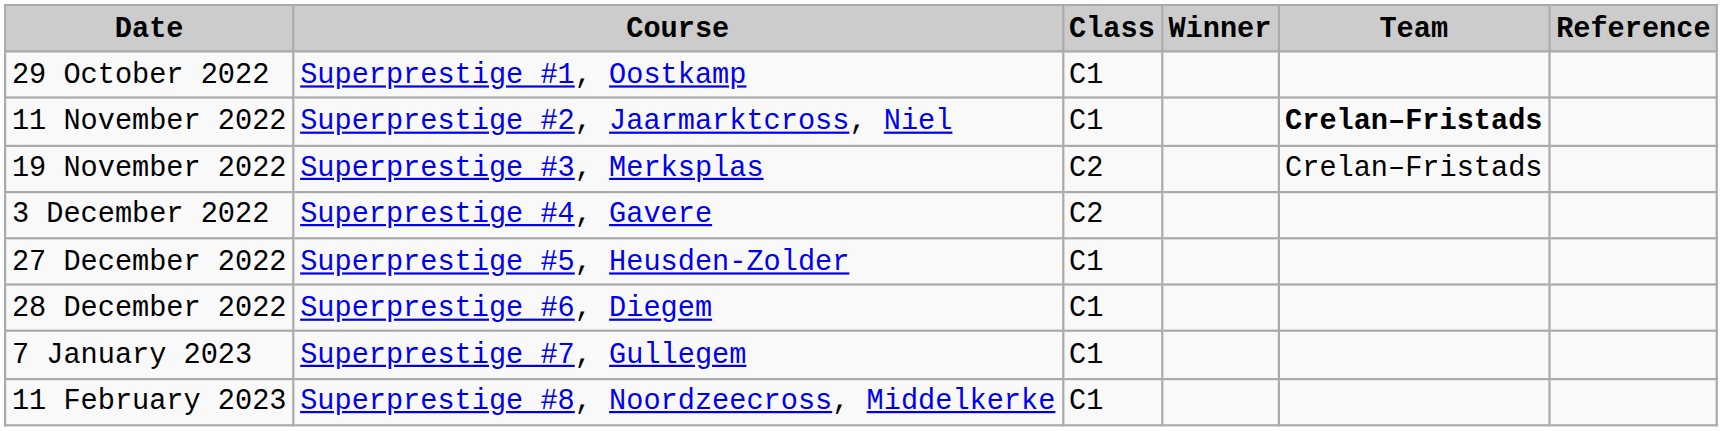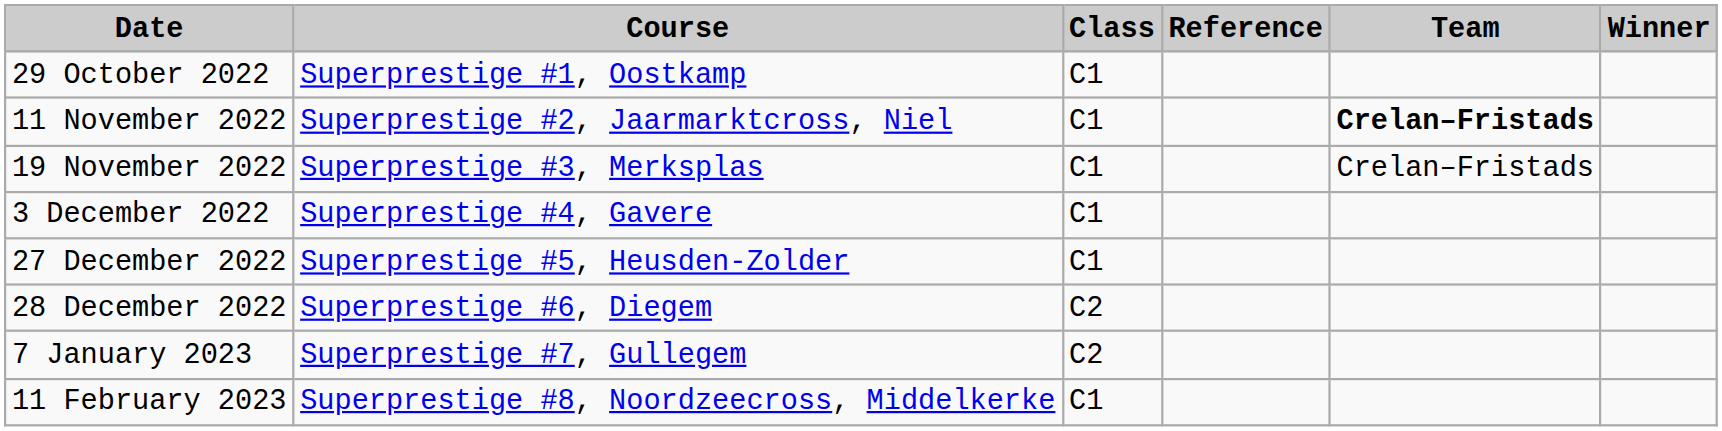columns swapped: (1220, 28) <-> (1633, 28)
(1086, 168) C2 -> (1086, 168) C1
(1086, 215) C2 -> (1086, 215) C1
(1086, 308) C1 -> (1086, 308) C2
(1086, 355) C1 -> (1086, 355) C2
